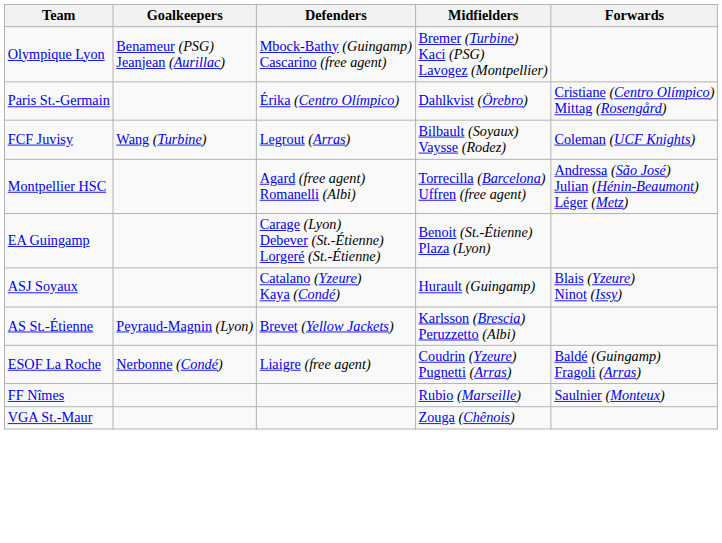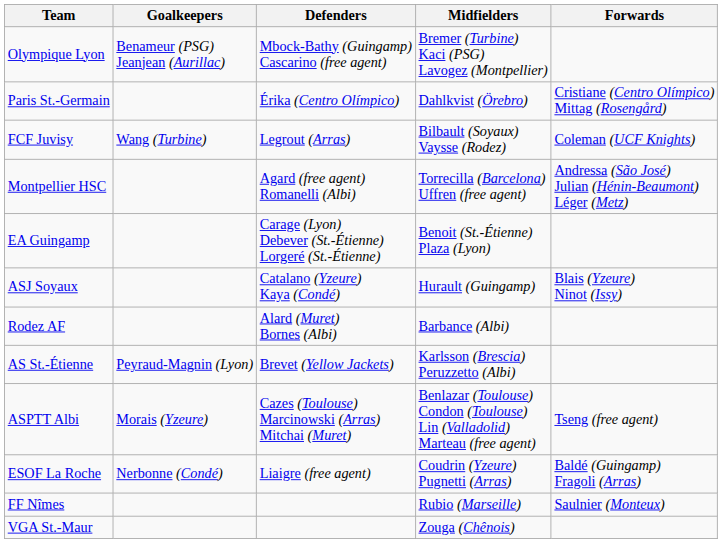+ row: (36, 326)
+ row: (43, 419)
